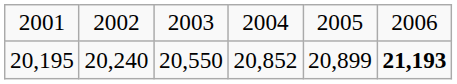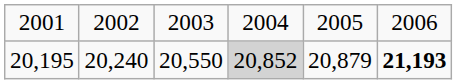(265, 59) no background -> (265, 59) lightgrey background
(340, 59) 20,899 -> (340, 59) 20,879
